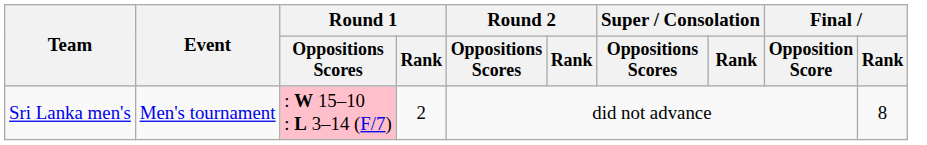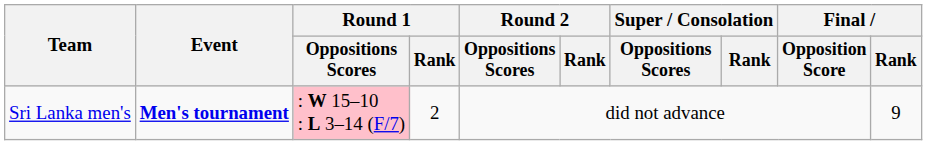(208, 113) normal -> (214, 113) bold
(883, 113) 8 -> (896, 113) 9
